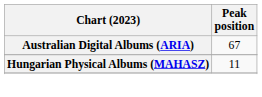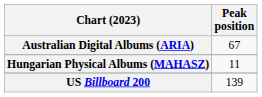+ row: (108, 82)
